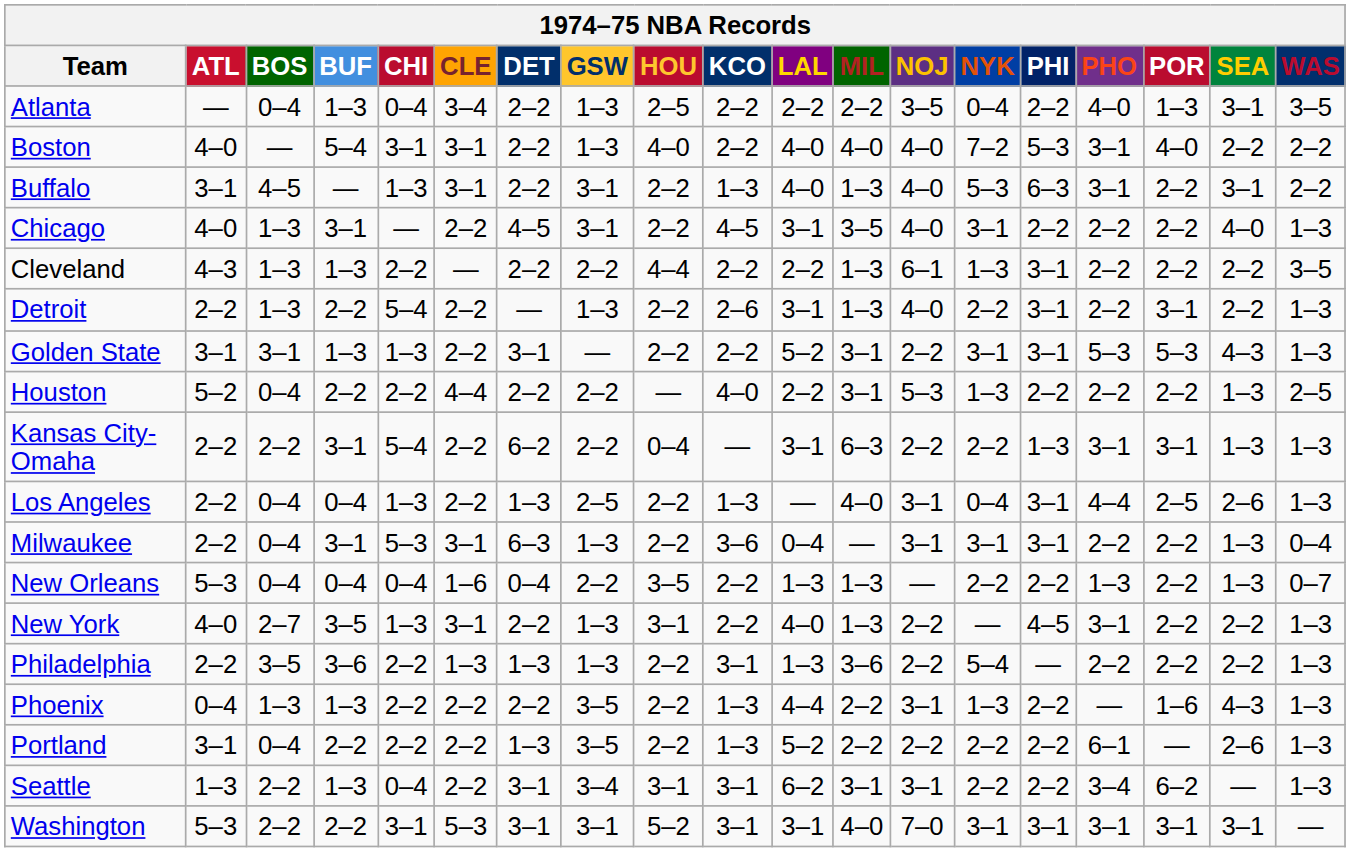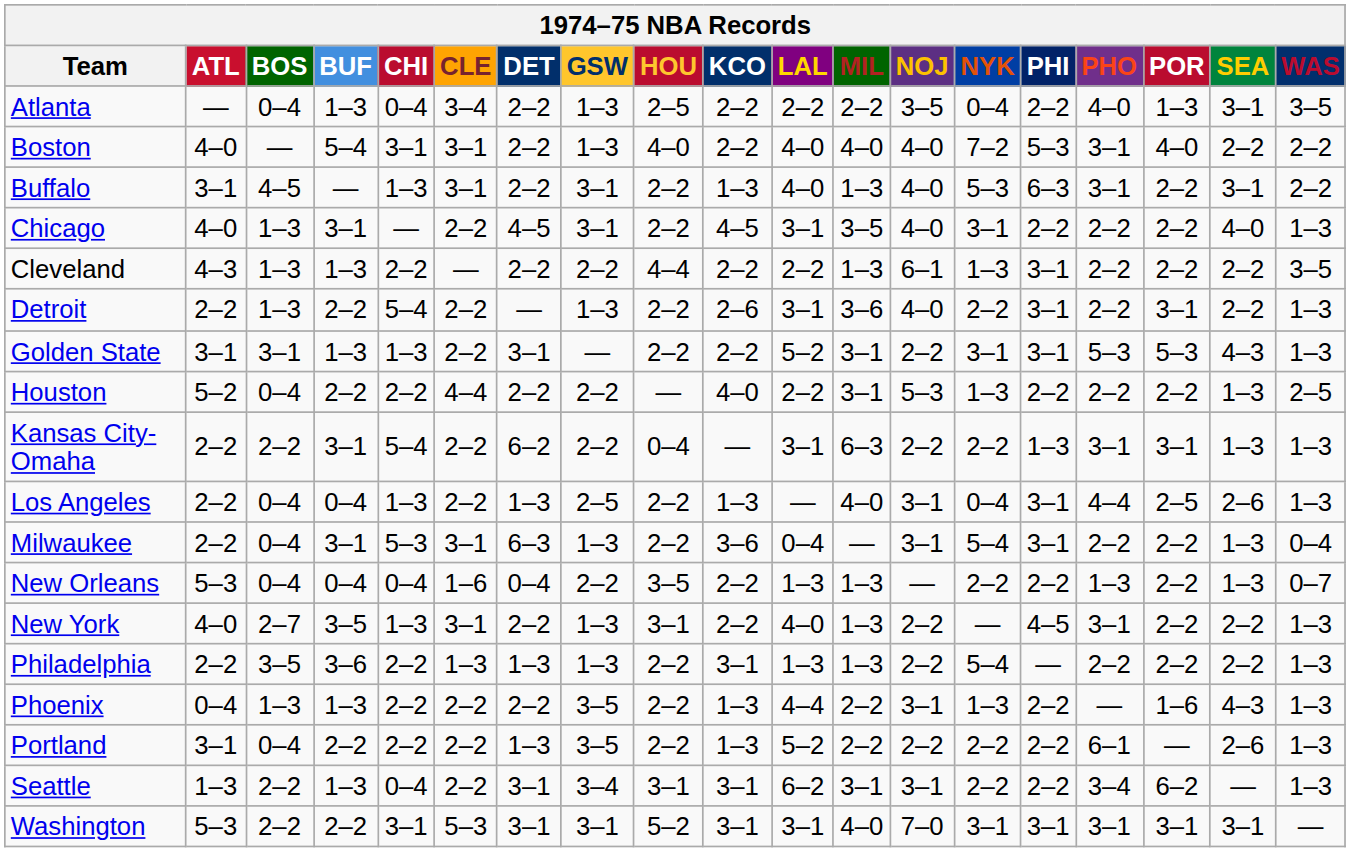(862, 310) 1–3 -> (862, 310) 3–6
(988, 542) 3–1 -> (988, 542) 5–4
(862, 664) 3–6 -> (862, 664) 1–3
